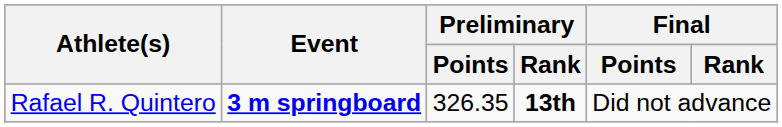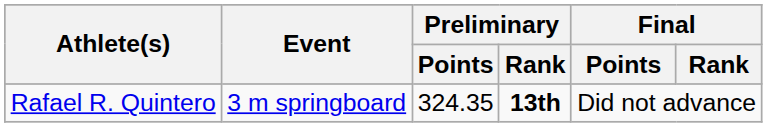(324, 103) bold -> (317, 103) normal
(471, 103) 326.35 -> (456, 103) 324.35
